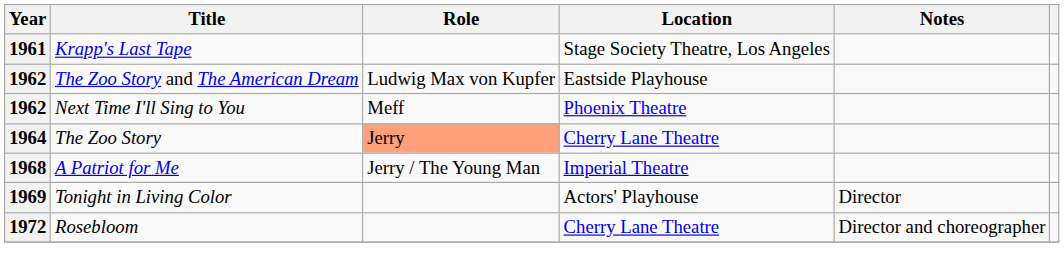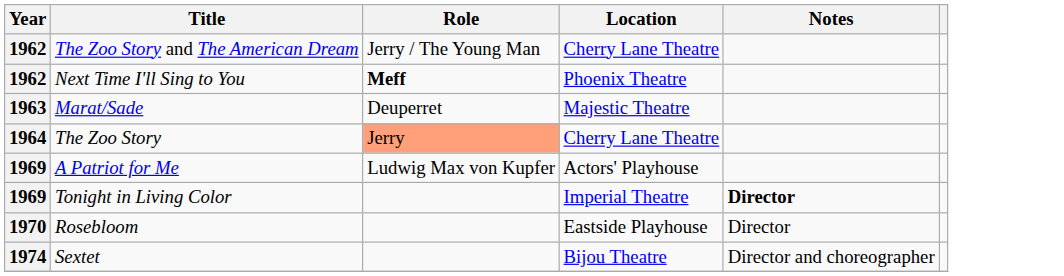- row: (123, 49)
(461, 78) Ludwig Max von Kupfer -> (454, 49) Jerry / The Young Man
(636, 78) Eastside Playhouse -> (641, 49) Cherry Lane Theatre
(386, 108) normal -> (386, 78) bold
+ row: (99, 108)
(28, 167) 1968 -> (28, 167) 1969
(454, 167) Jerry / The Young Man -> (461, 167) Ludwig Max von Kupfer
(626, 167) Imperial Theatre -> (631, 167) Actors' Playhouse
(631, 197) Actors' Playhouse -> (626, 197) Imperial Theatre
(870, 197) normal -> (761, 197) bold
(28, 227) 1972 -> (28, 227) 1970
(641, 227) Cherry Lane Theatre -> (636, 227) Eastside Playhouse
(942, 227) Director and choreographer -> (759, 227) Director
+ row: (77, 256)
